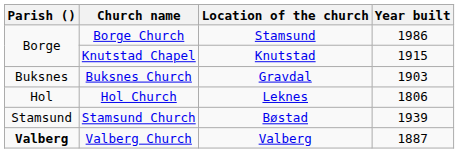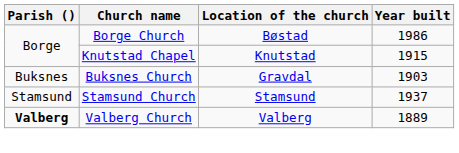(285, 35) Stamsund -> (285, 35) Bøstad
- row: (139, 97)
(285, 118) Bøstad -> (285, 97) Stamsund
(413, 118) 1939 -> (413, 97) 1937
(413, 138) 1887 -> (413, 118) 1889
